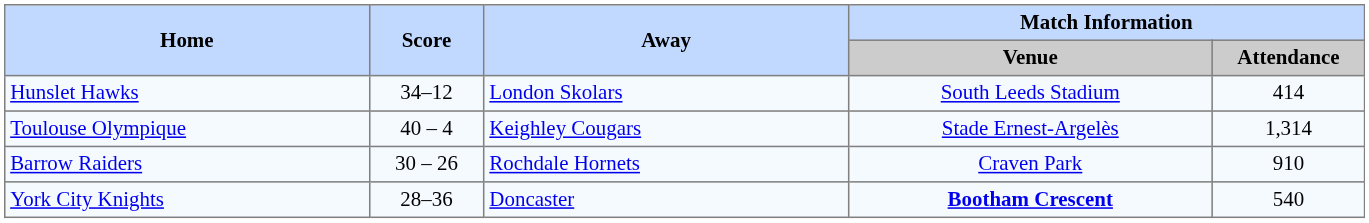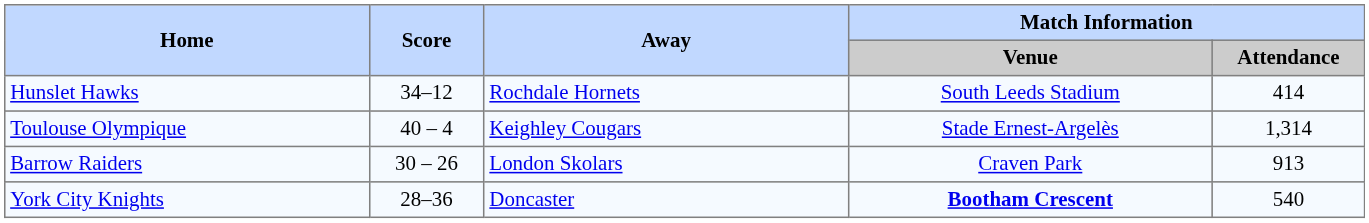(556, 93) London Skolars -> (565, 93) Rochdale Hornets
(565, 163) Rochdale Hornets -> (556, 163) London Skolars
(1288, 163) 910 -> (1288, 163) 913
